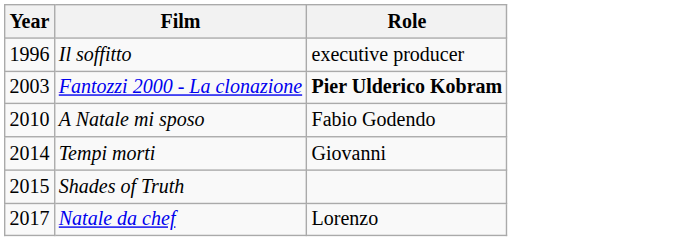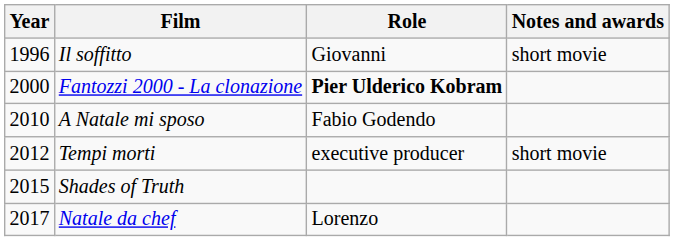+ column: (588, 21)
(388, 54) executive producer -> (349, 54) Giovanni
(29, 87) 2003 -> (29, 87) 2000
(29, 153) 2014 -> (29, 153) 2012
(349, 153) Giovanni -> (388, 153) executive producer
